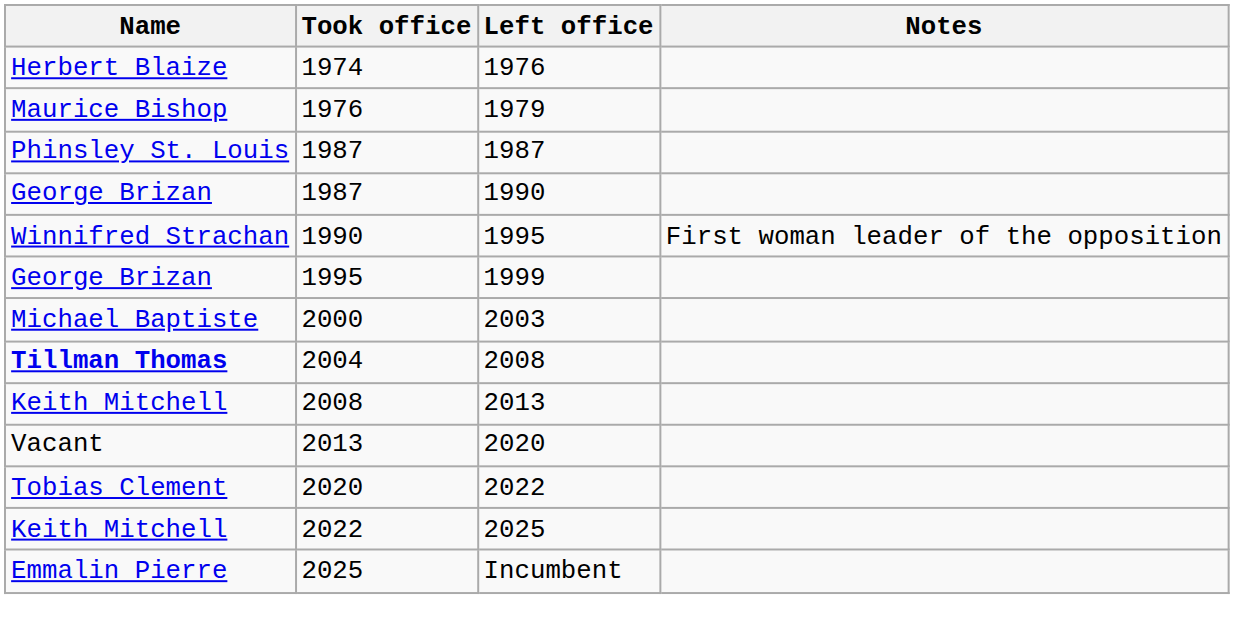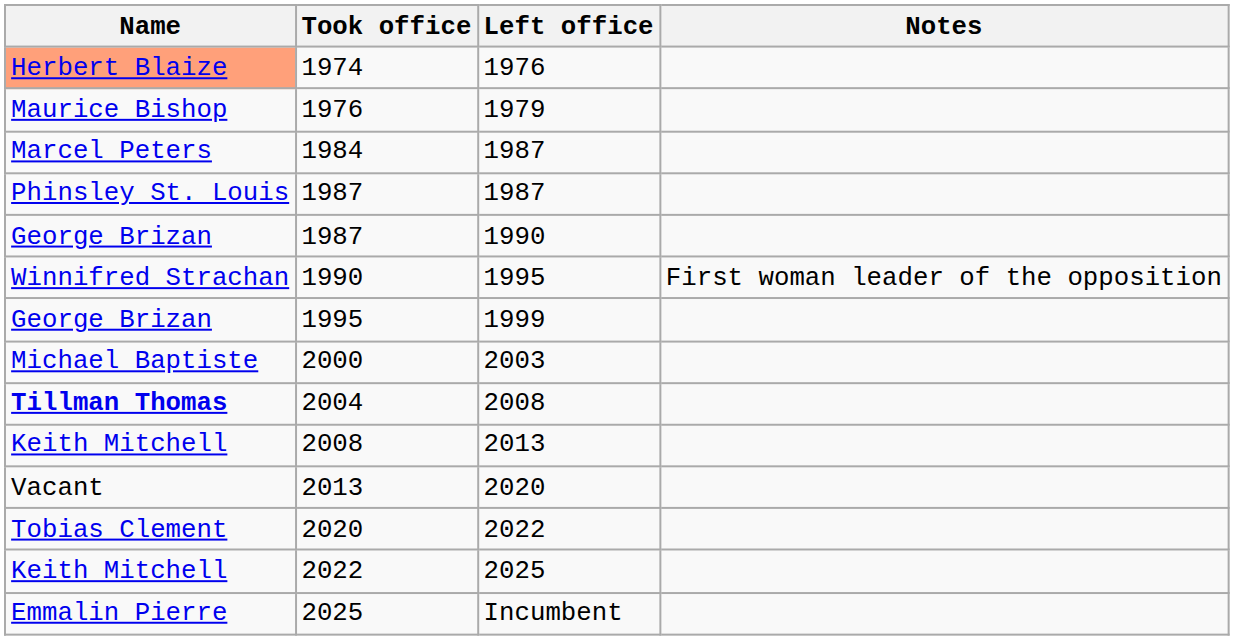(119, 68) no background -> (119, 68) lightsalmon background
+ row: (332, 152)
